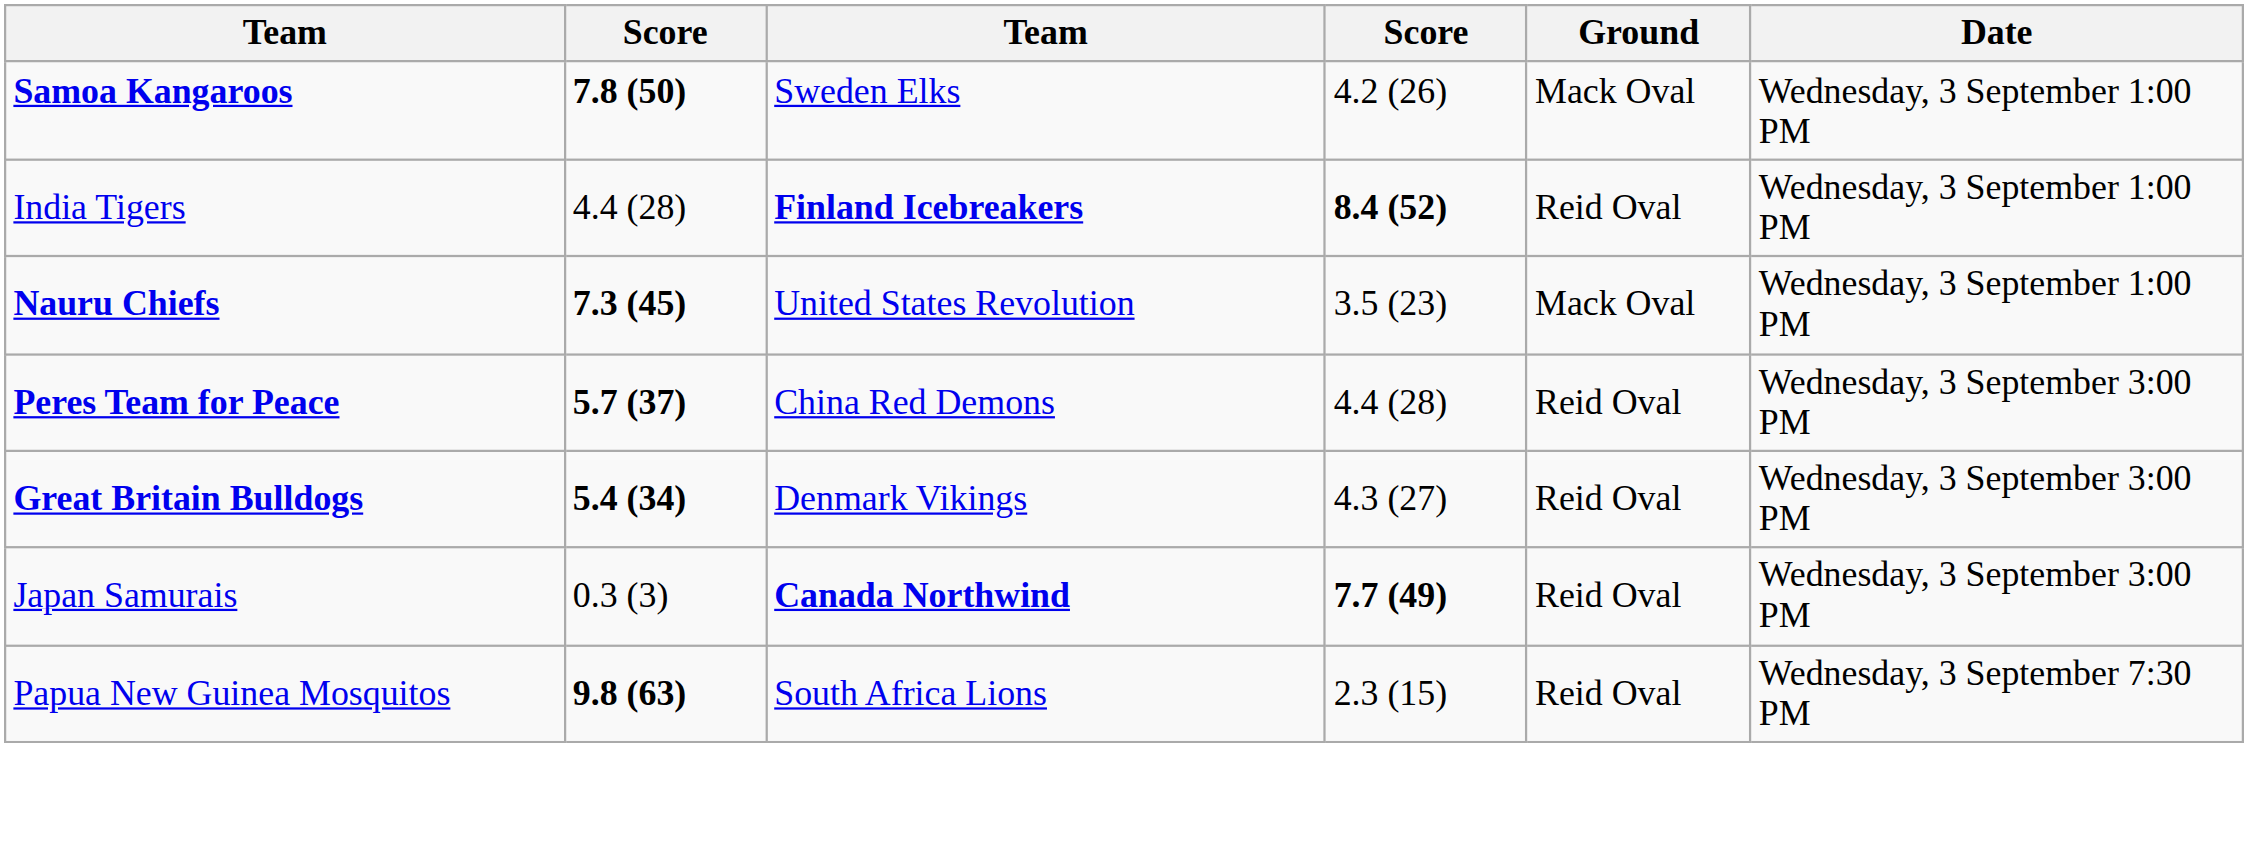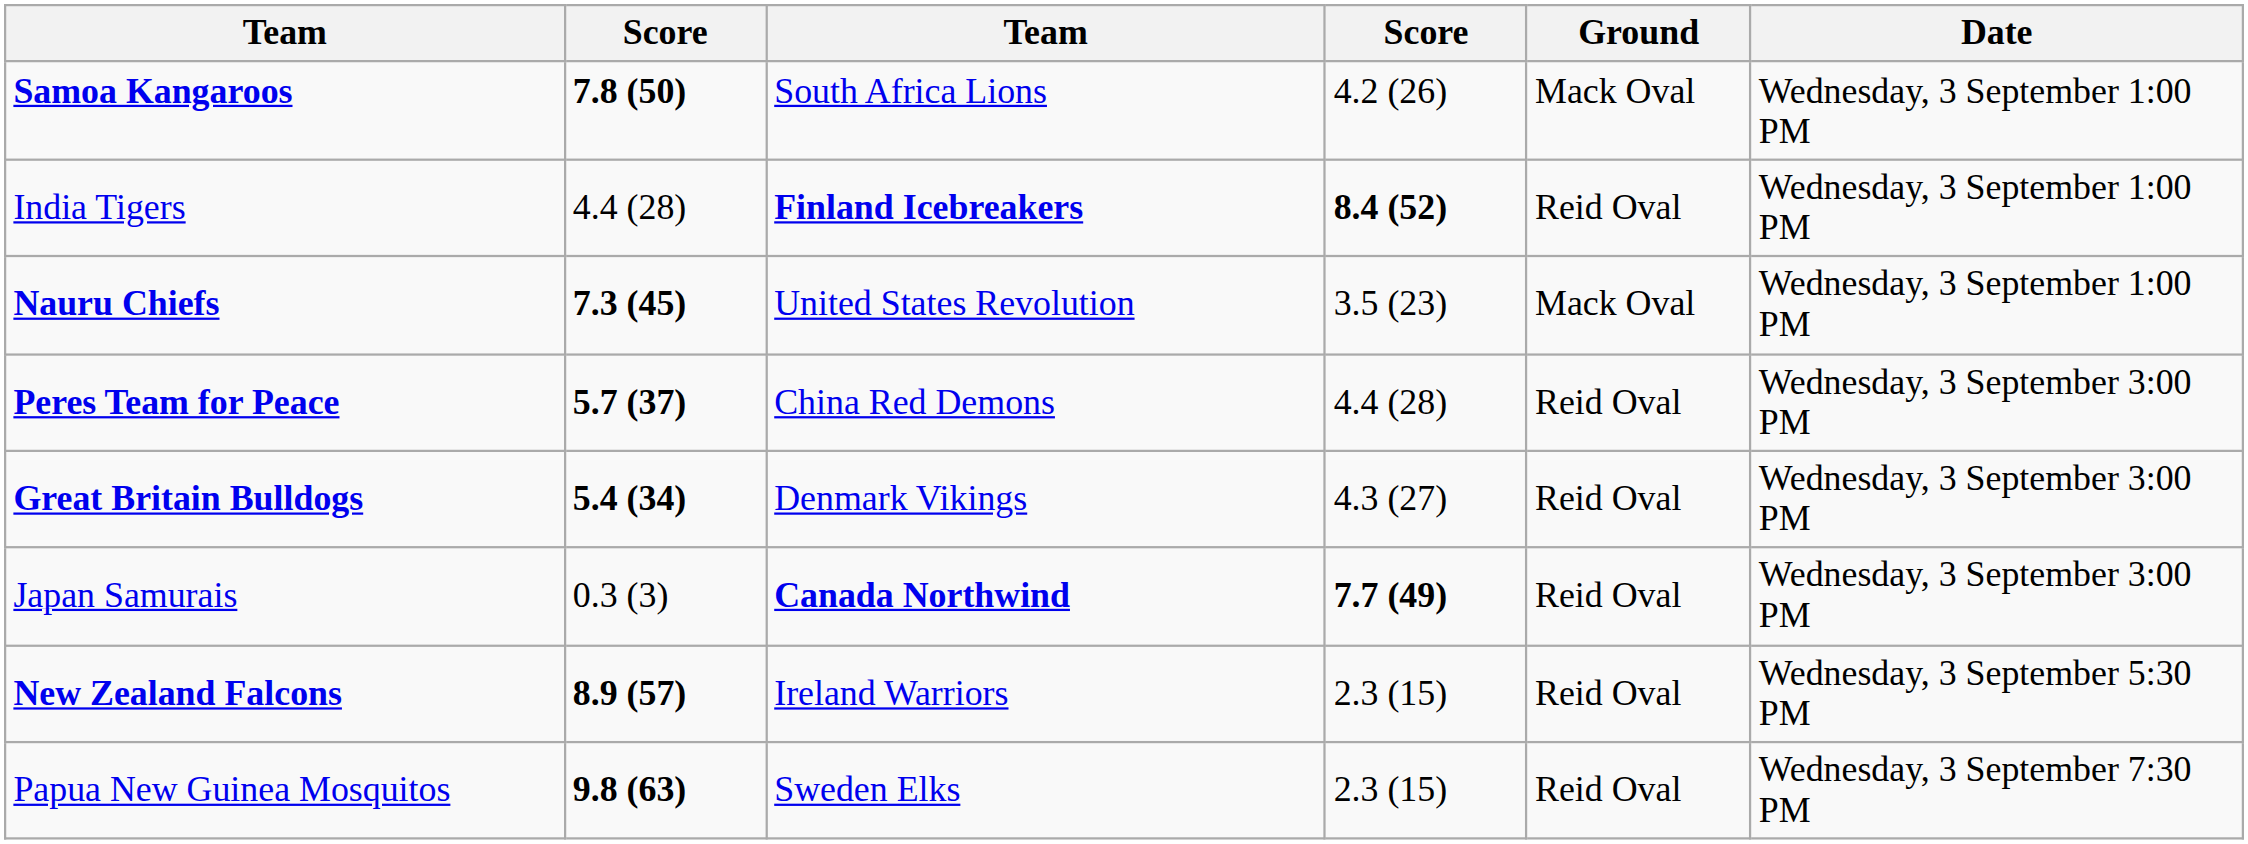(867, 89) Sweden Elks -> (911, 89) South Africa Lions
+ row: (178, 692)
(911, 692) South Africa Lions -> (867, 790) Sweden Elks
